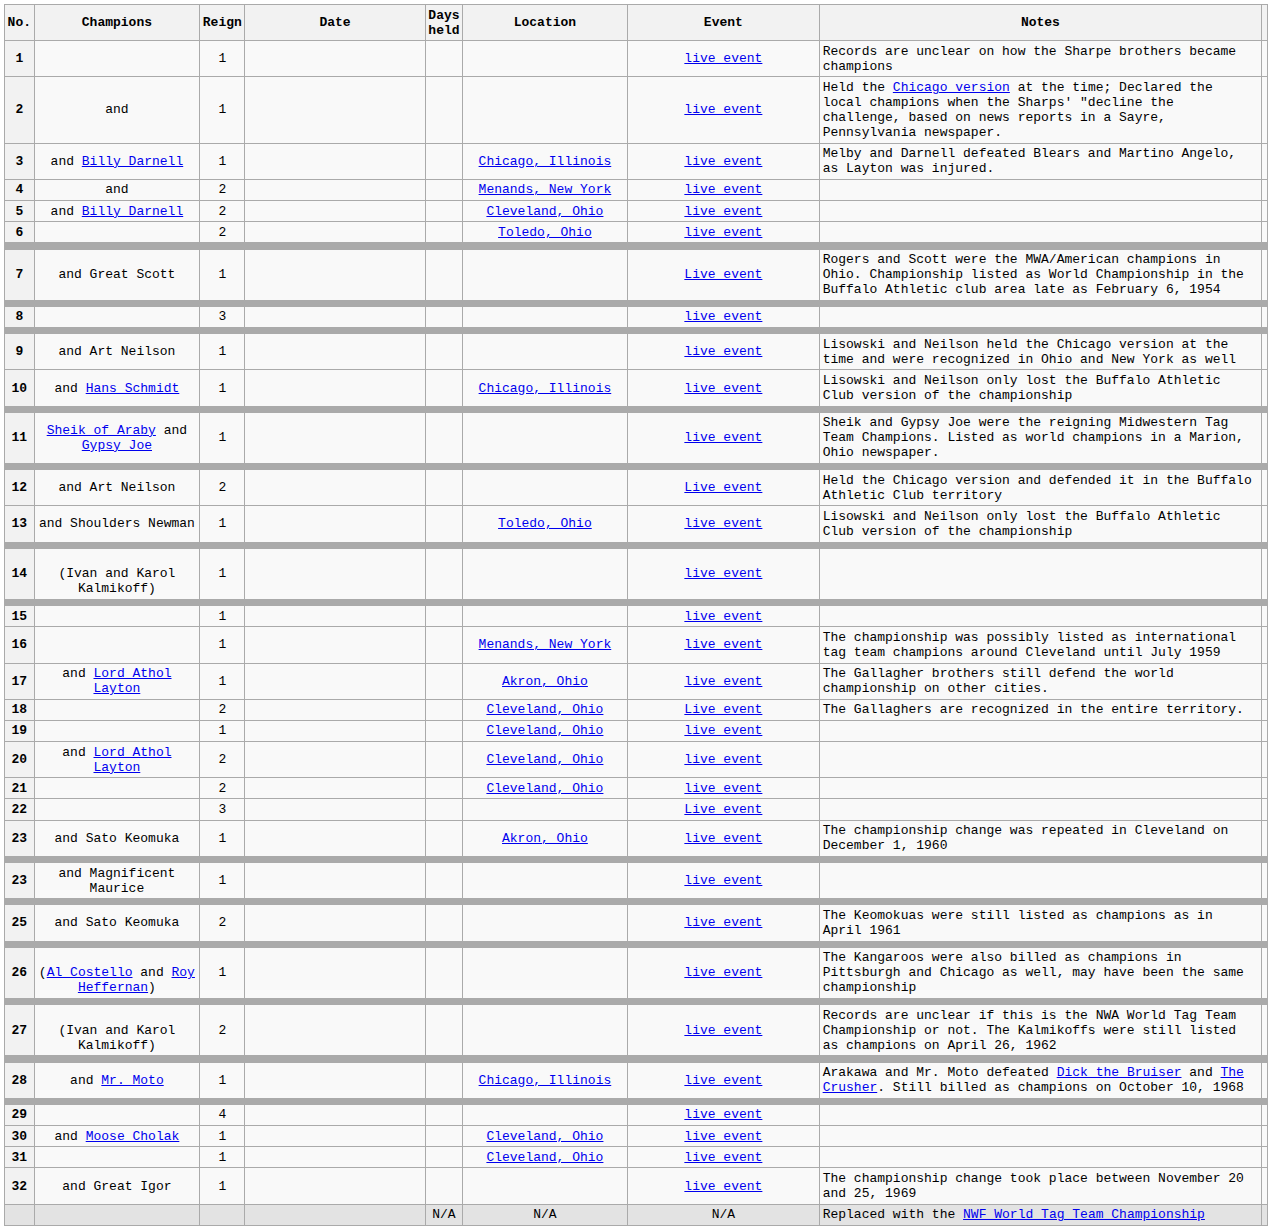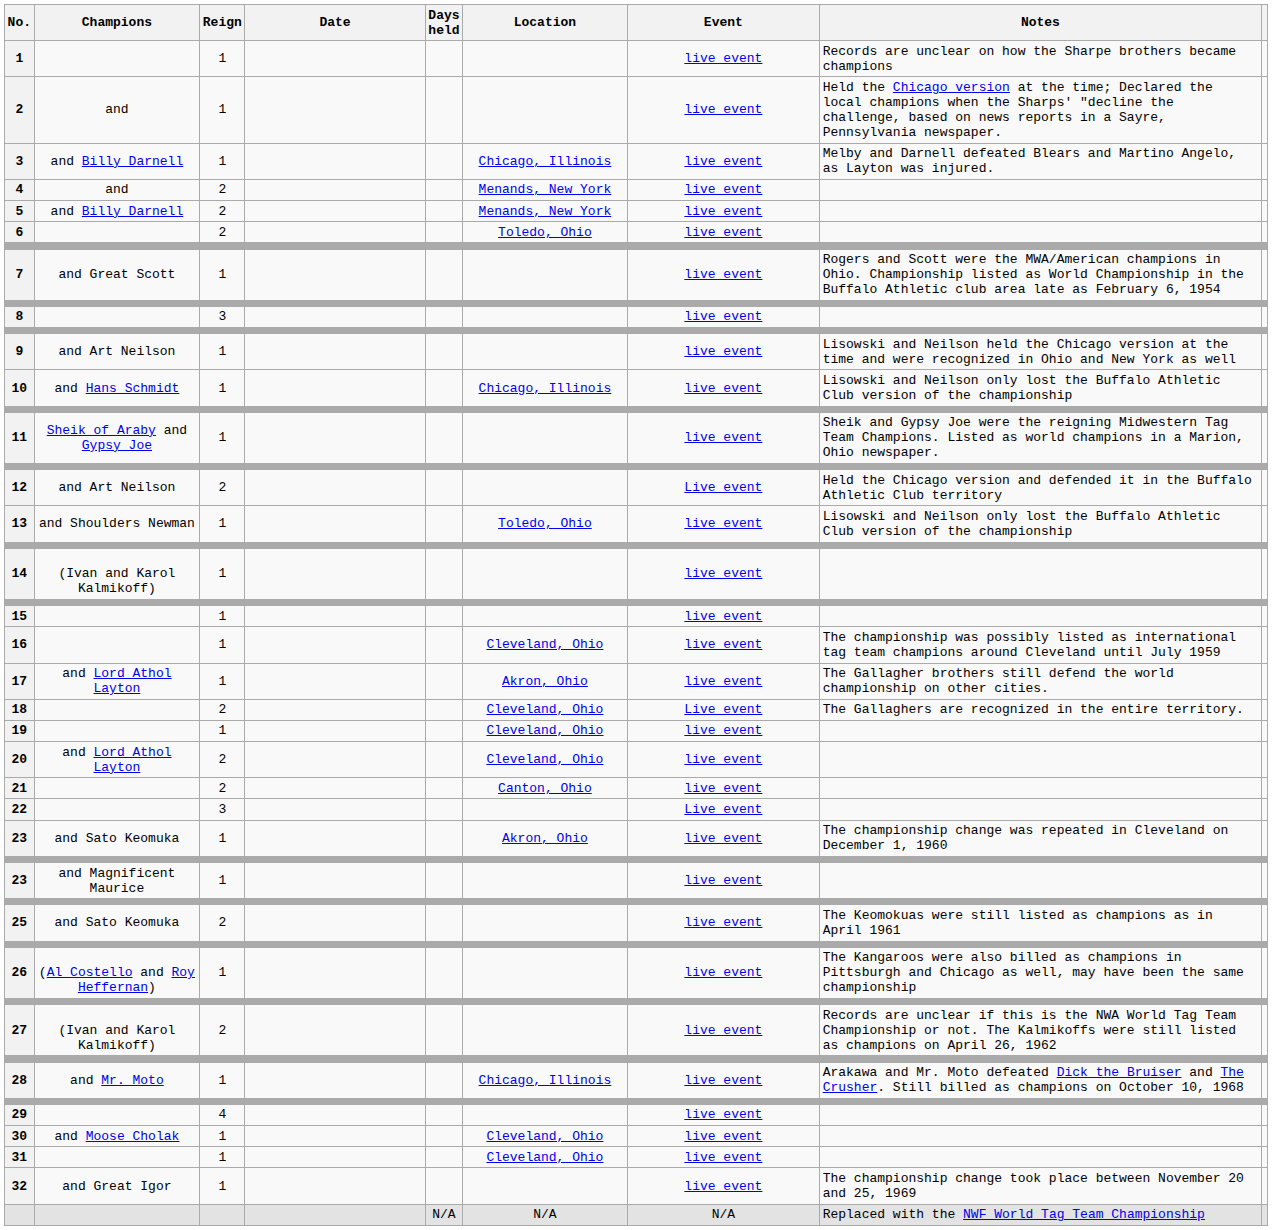(545, 211) Cleveland, Ohio -> (545, 211) Menands, New York
(723, 275) Live event -> (723, 275) live event
(545, 645) Menands, New York -> (545, 645) Cleveland, Ohio
(545, 788) Cleveland, Ohio -> (545, 788) Canton, Ohio
